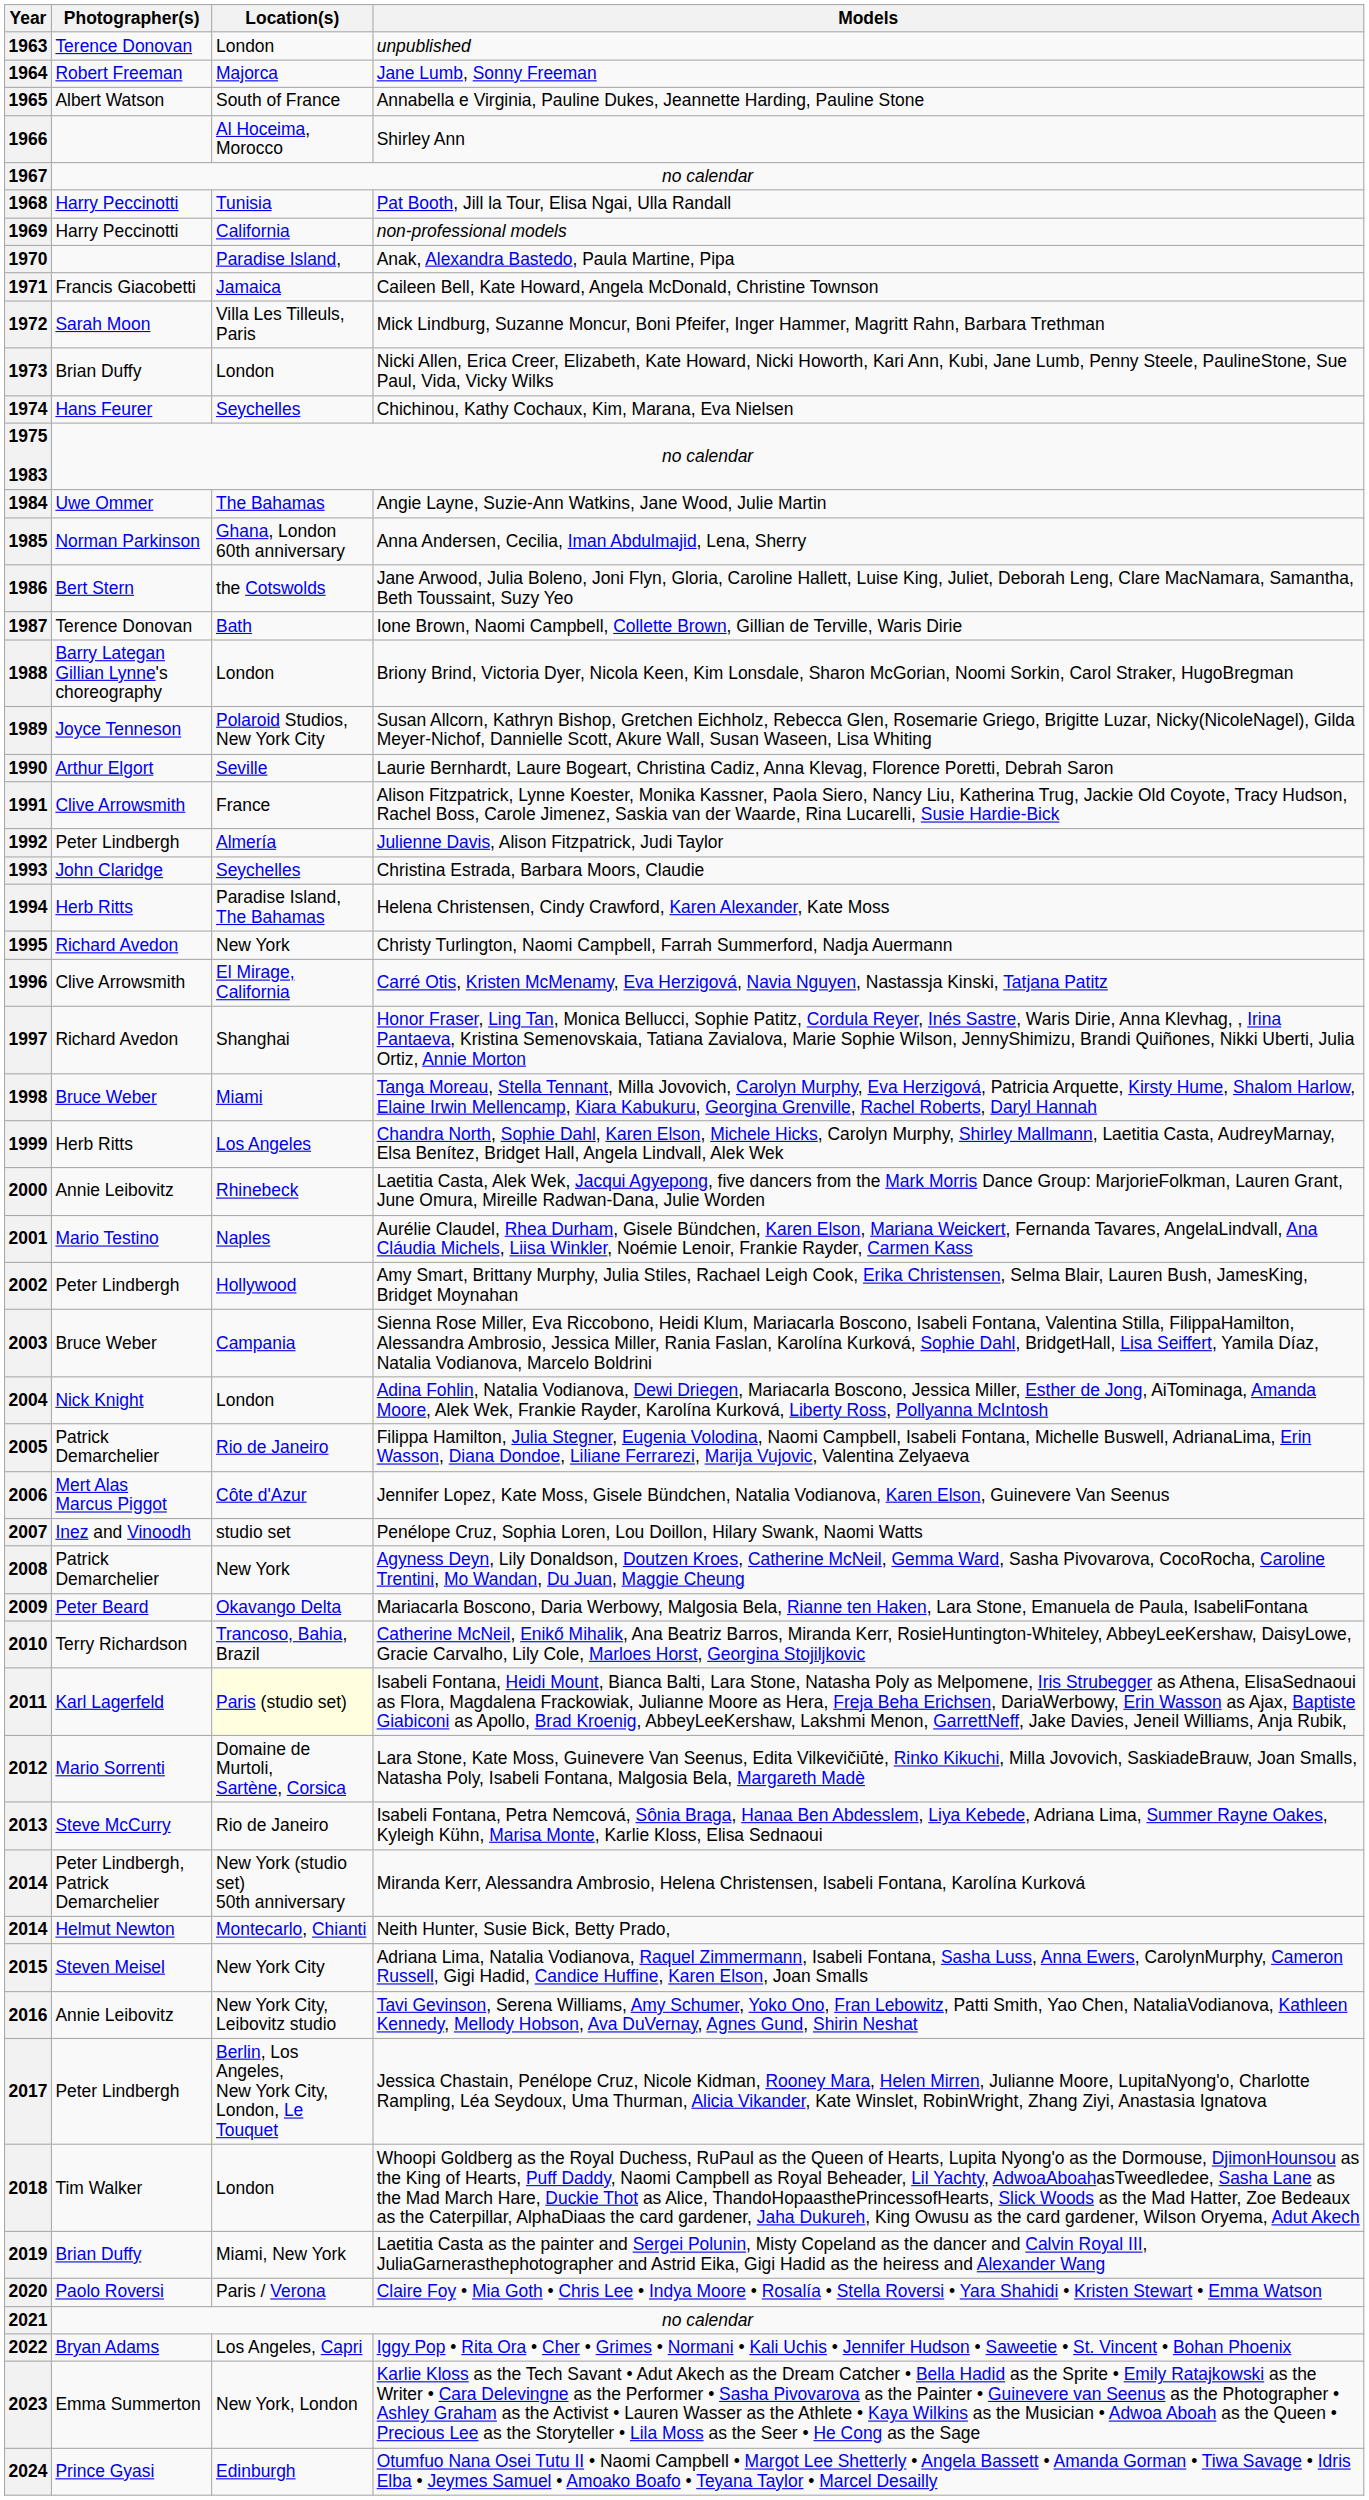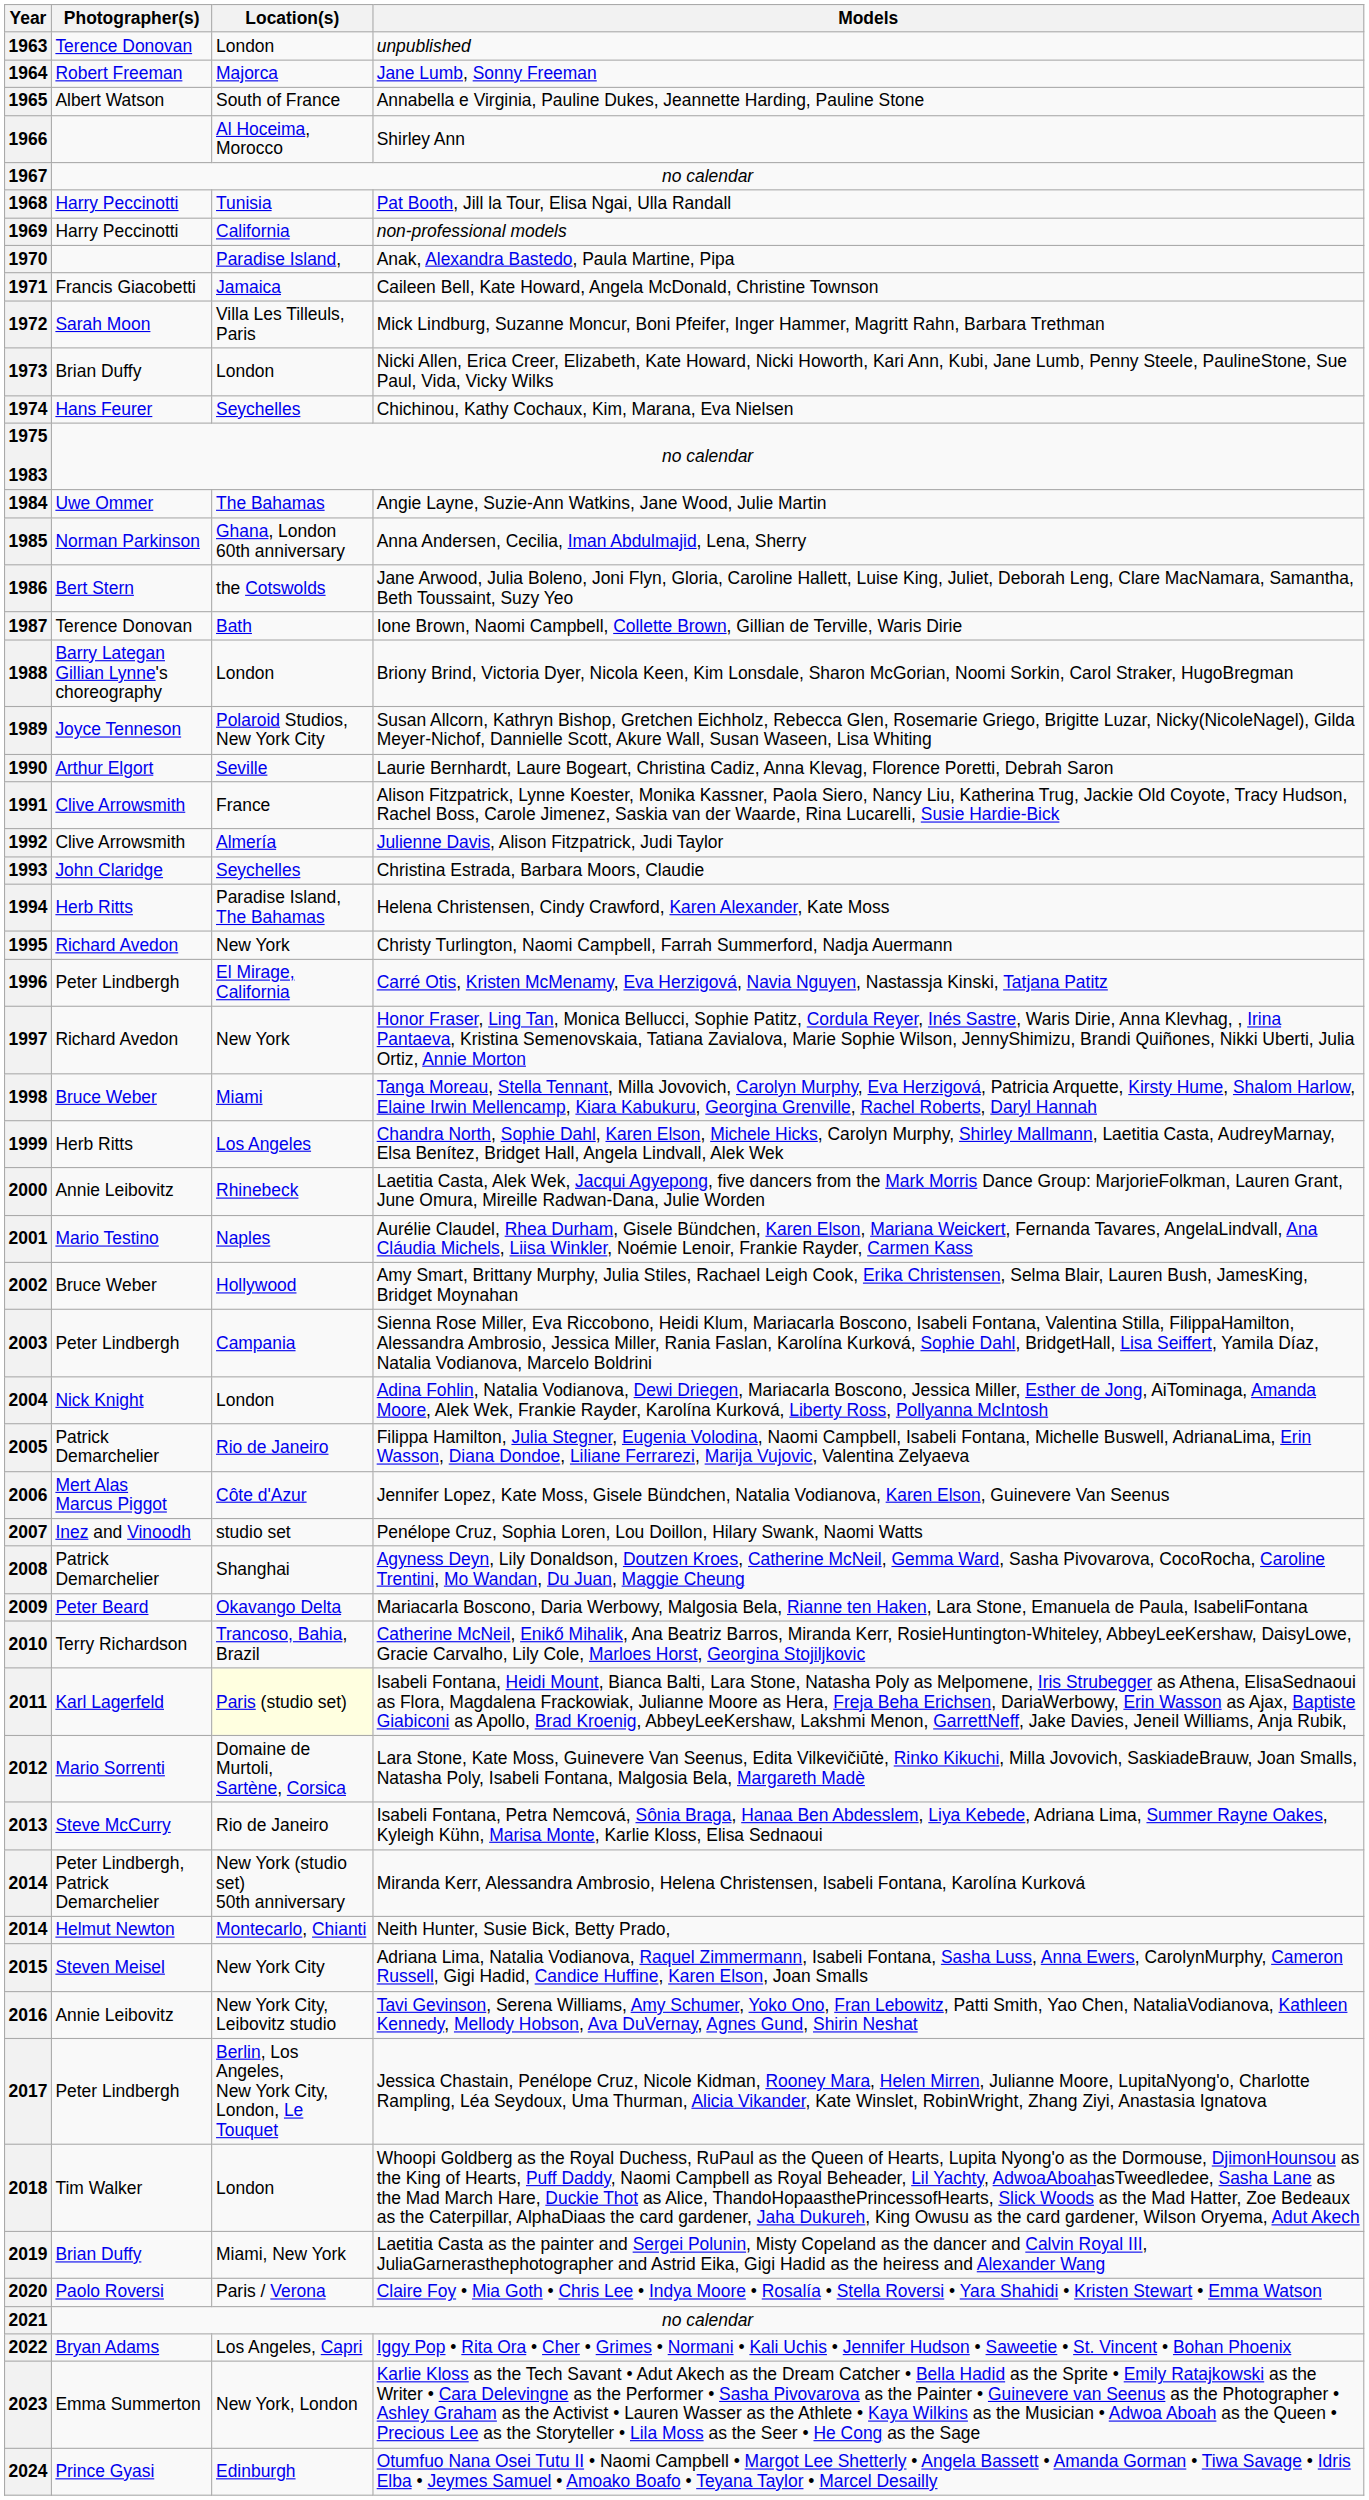(117, 842) Peter Lindbergh -> (120, 842) Clive Arrowsmith
(120, 982) Clive Arrowsmith -> (117, 982) Peter Lindbergh
(253, 1039) Shanghai -> (253, 1039) New York
(117, 1285) Peter Lindbergh -> (106, 1285) Bruce Weber
(106, 1343) Bruce Weber -> (117, 1343) Peter Lindbergh
(253, 1569) New York -> (253, 1569) Shanghai
